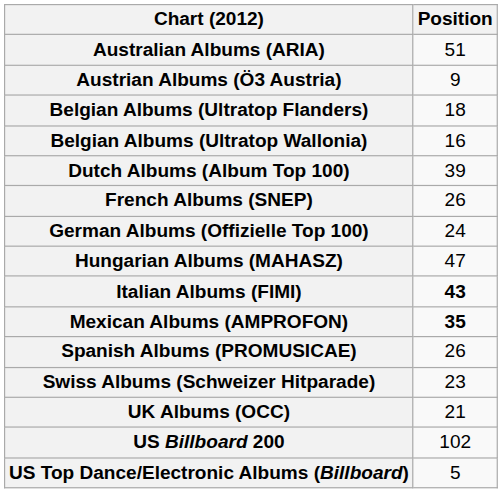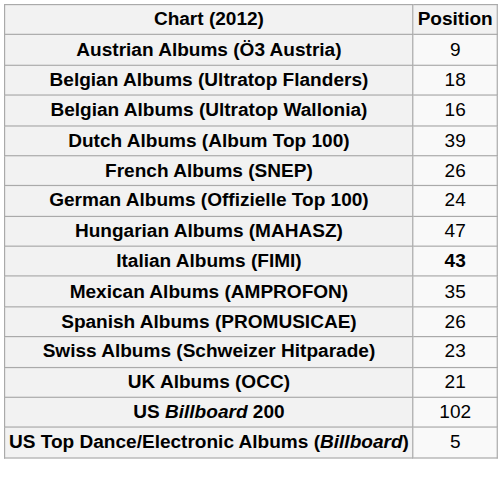- row: (209, 49)
(455, 321) bold -> (455, 291) normal
